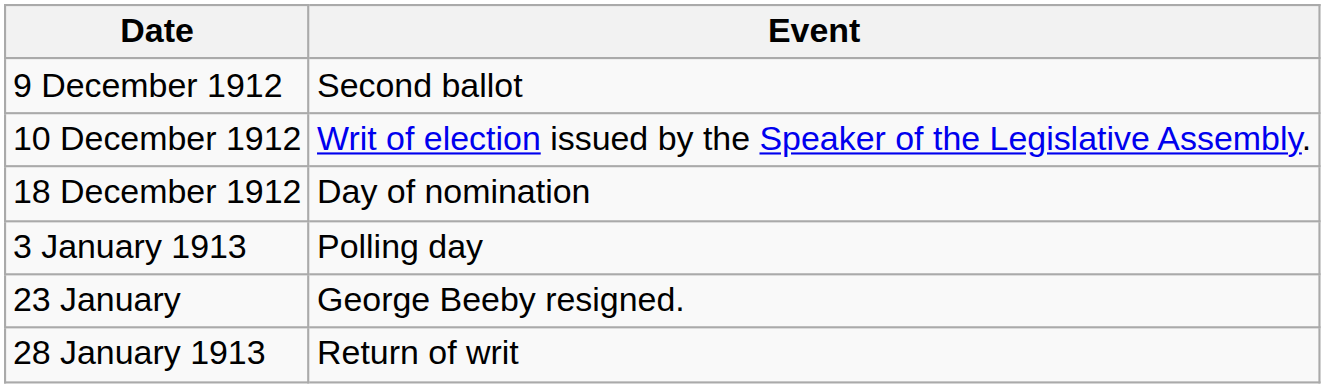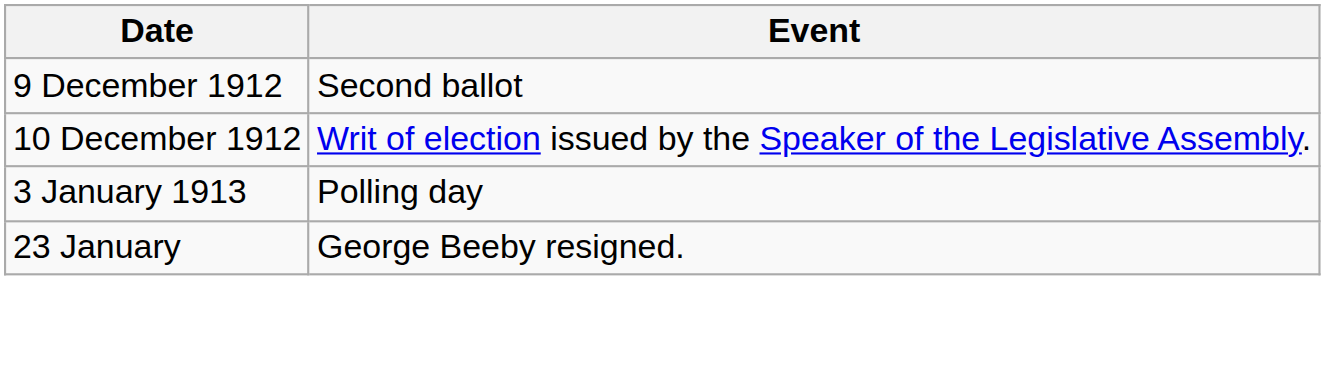- row: (157, 192)
- row: (139, 354)
